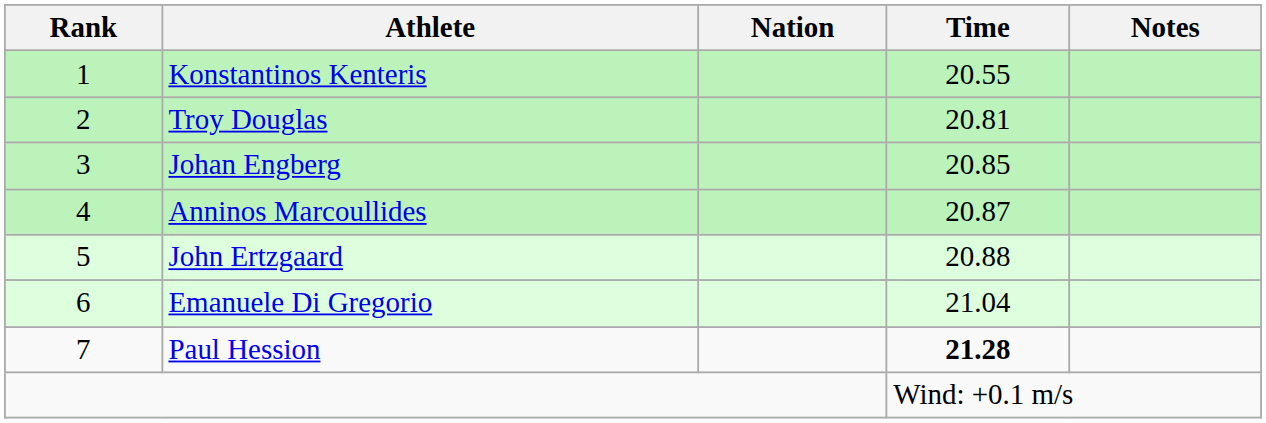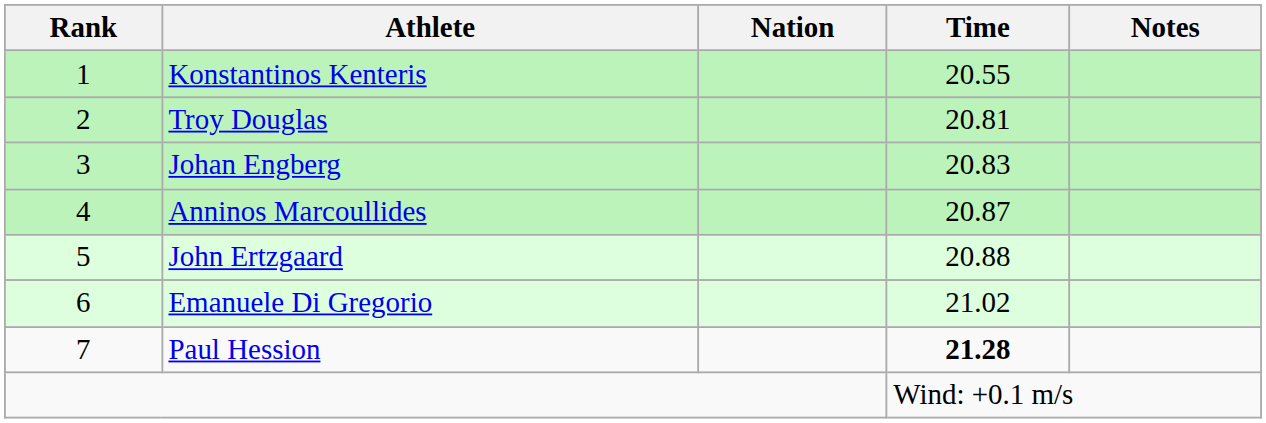(978, 165) 20.85 -> (978, 165) 20.83
(978, 303) 21.04 -> (978, 303) 21.02
